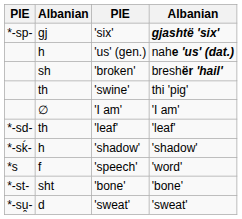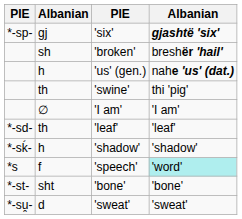rows swapped: (120, 52) <-> (115, 71)
(167, 167) no background -> (167, 167) paleturquoise background
